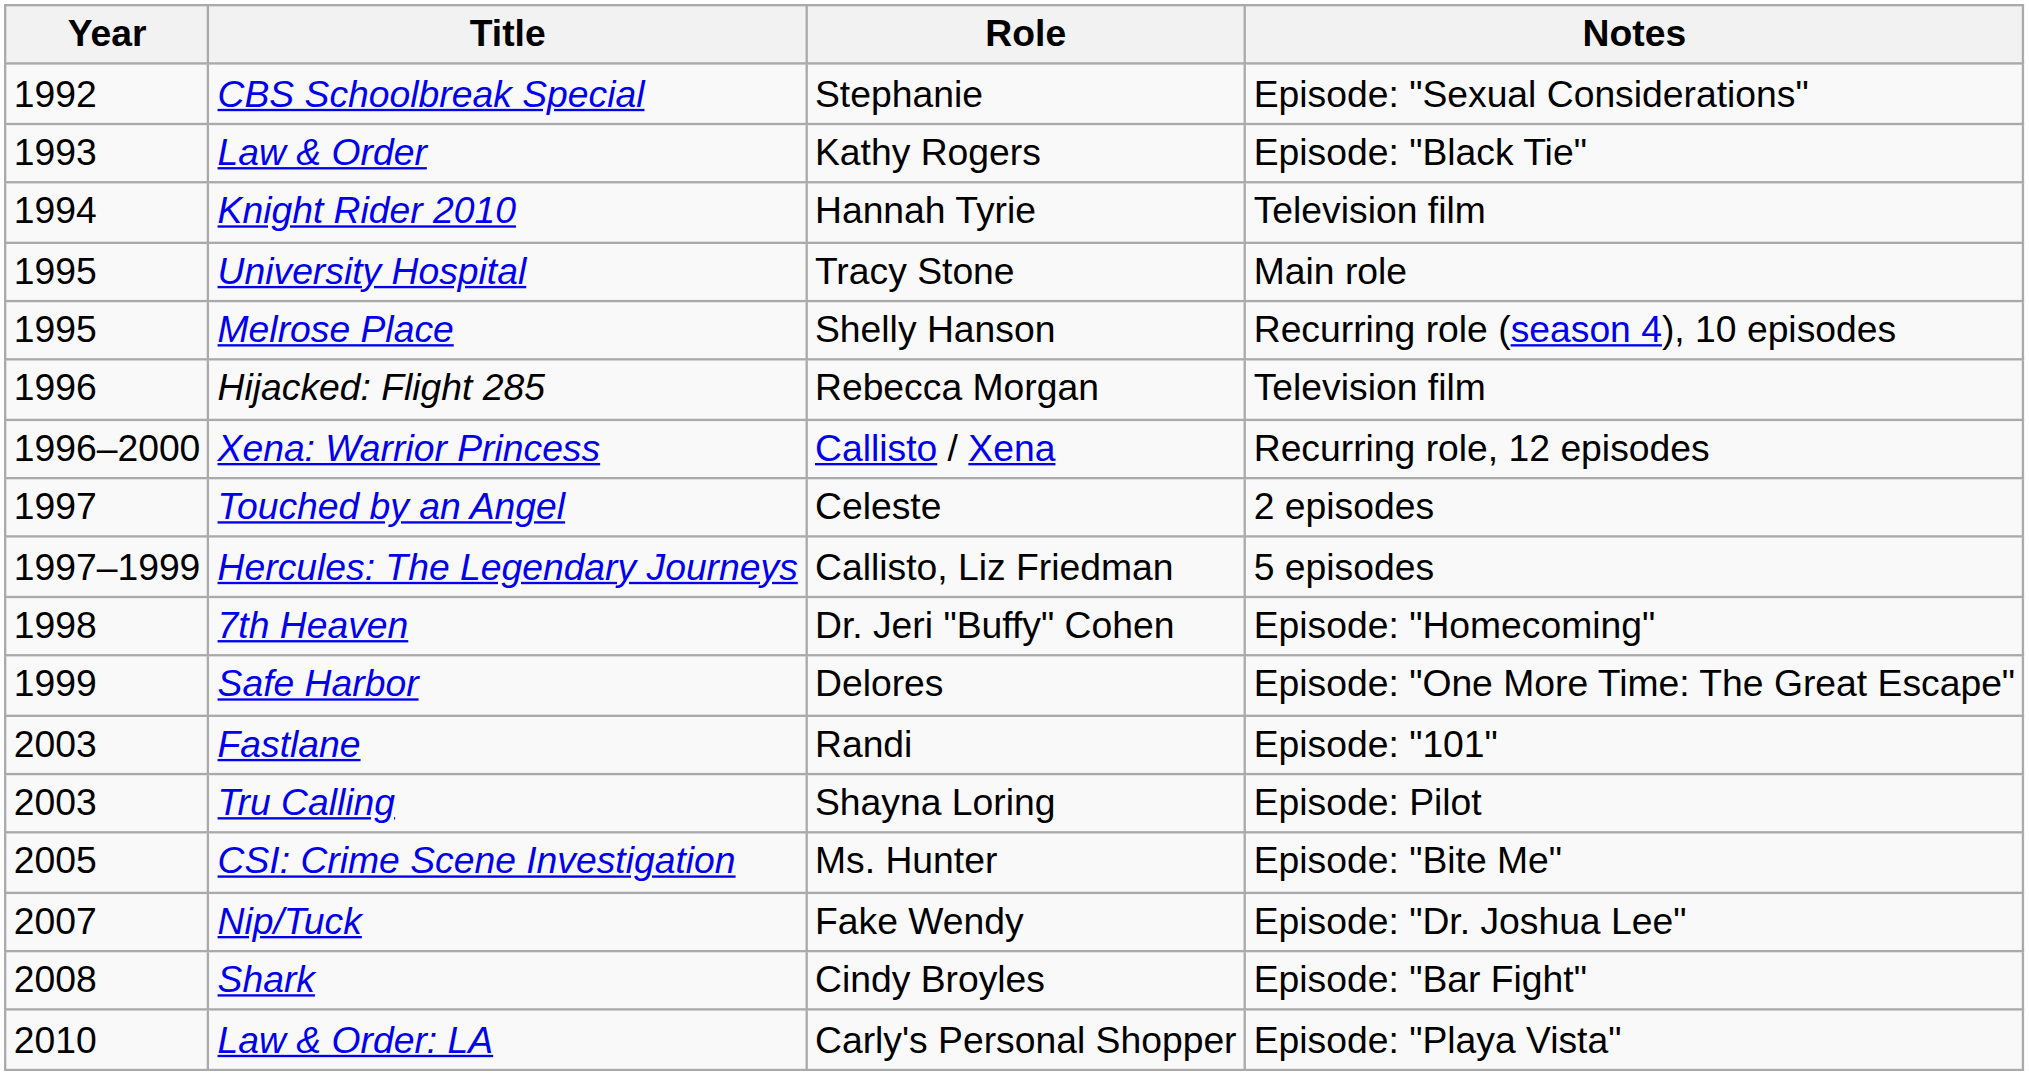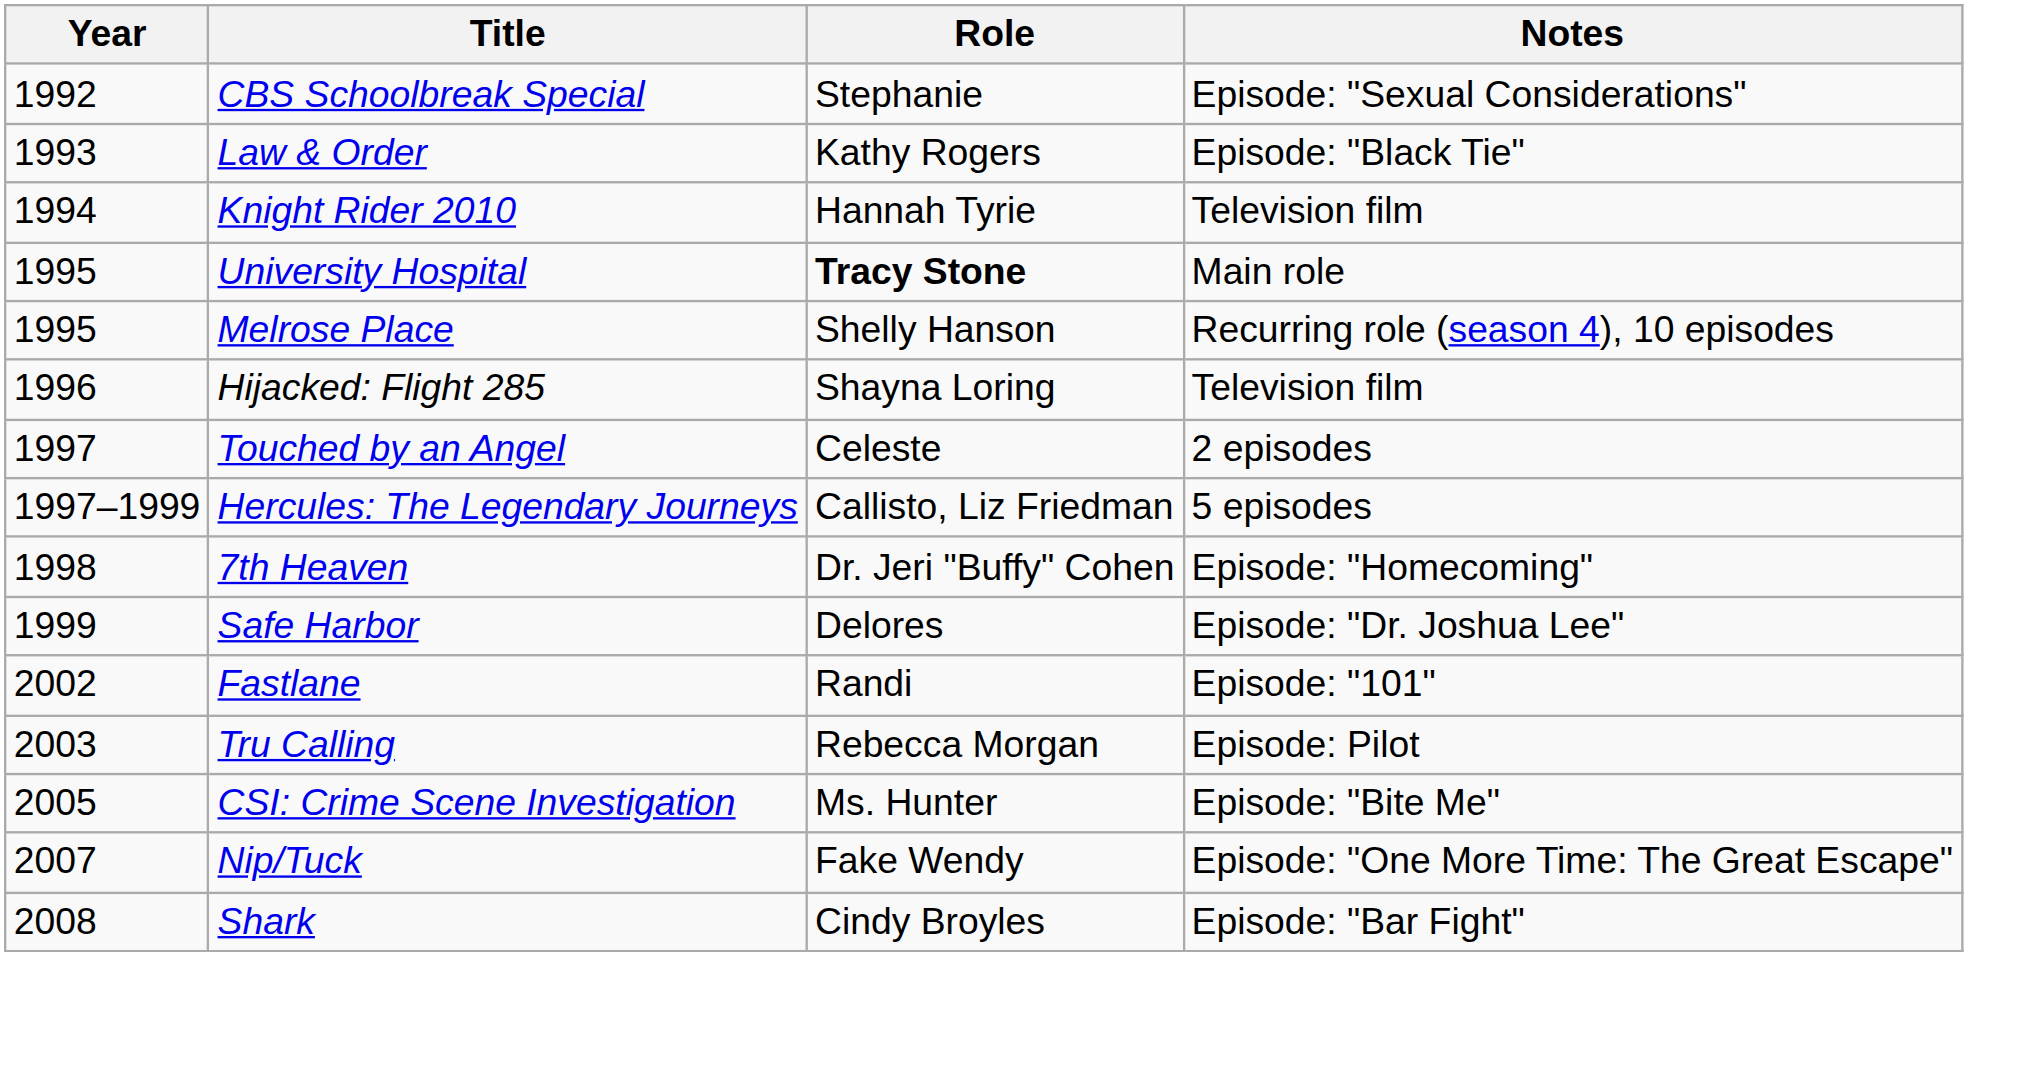(915, 270) normal -> (921, 270) bold
(957, 388) Rebecca Morgan -> (935, 388) Shayna Loring
- row: (409, 447)
(1634, 684) Episode: "One More Time: The Great Escape" -> (1408, 625) Episode: "Dr. Joshua Lee"
(55, 743) 2003 -> (55, 684) 2002
(935, 802) Shayna Loring -> (957, 743) Rebecca Morgan
(1470, 920) Episode: "Dr. Joshua Lee" -> (1572, 861) Episode: "One More Time: The Great Escape"
- row: (355, 1039)
